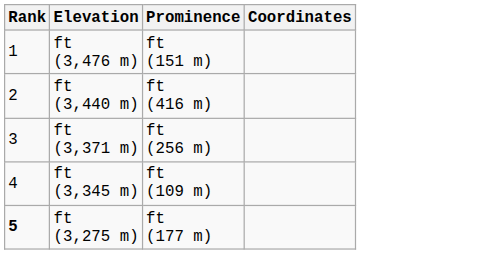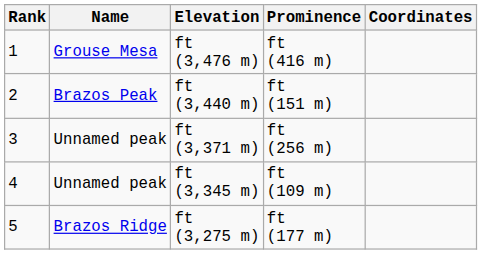+ column: (110, 17)
(179, 52) ft (151 m) -> (300, 52) ft (416 m)
(179, 96) ft (416 m) -> (300, 96) ft (151 m)
(13, 227) bold -> (13, 227) normal
